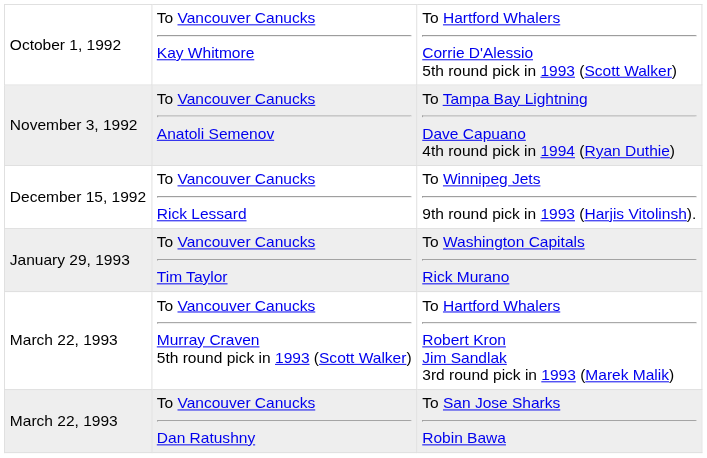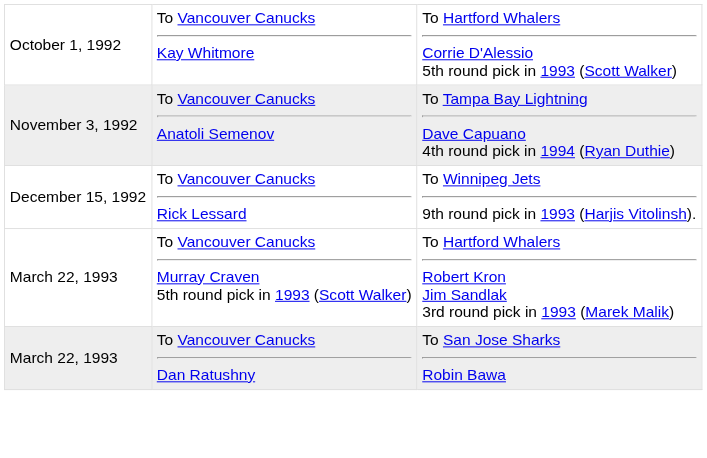- row: (284, 260)
